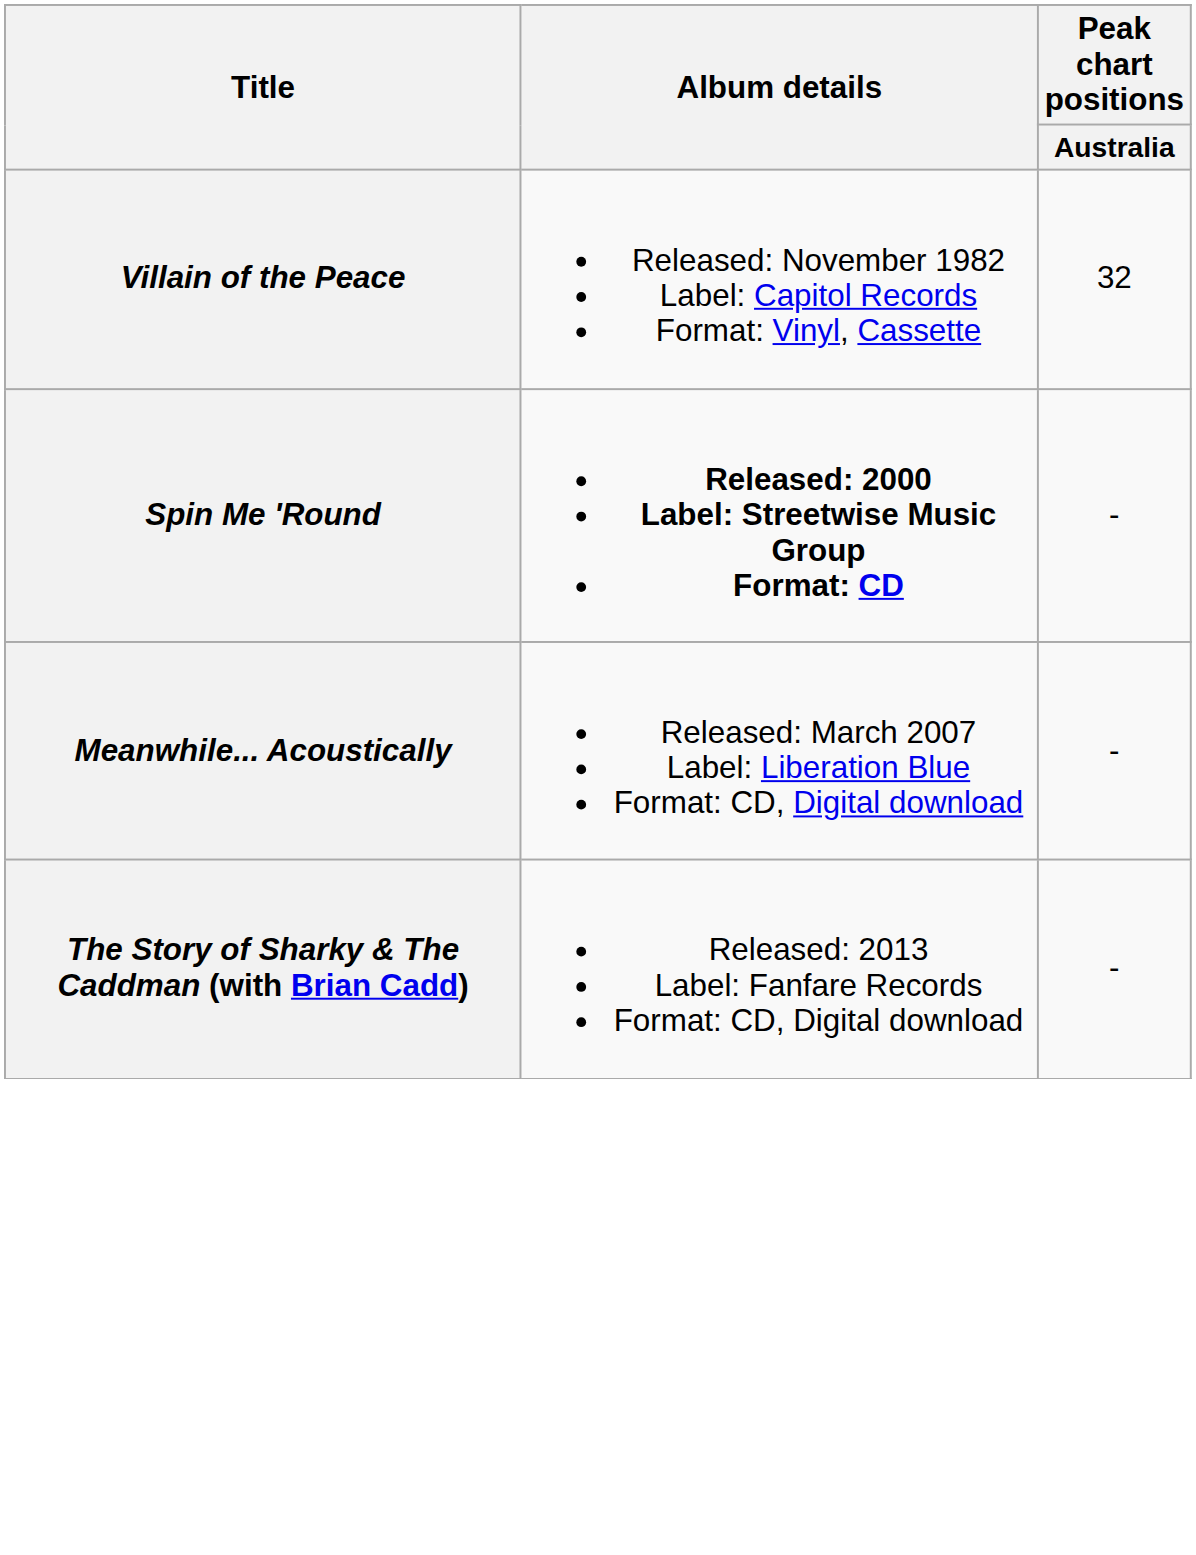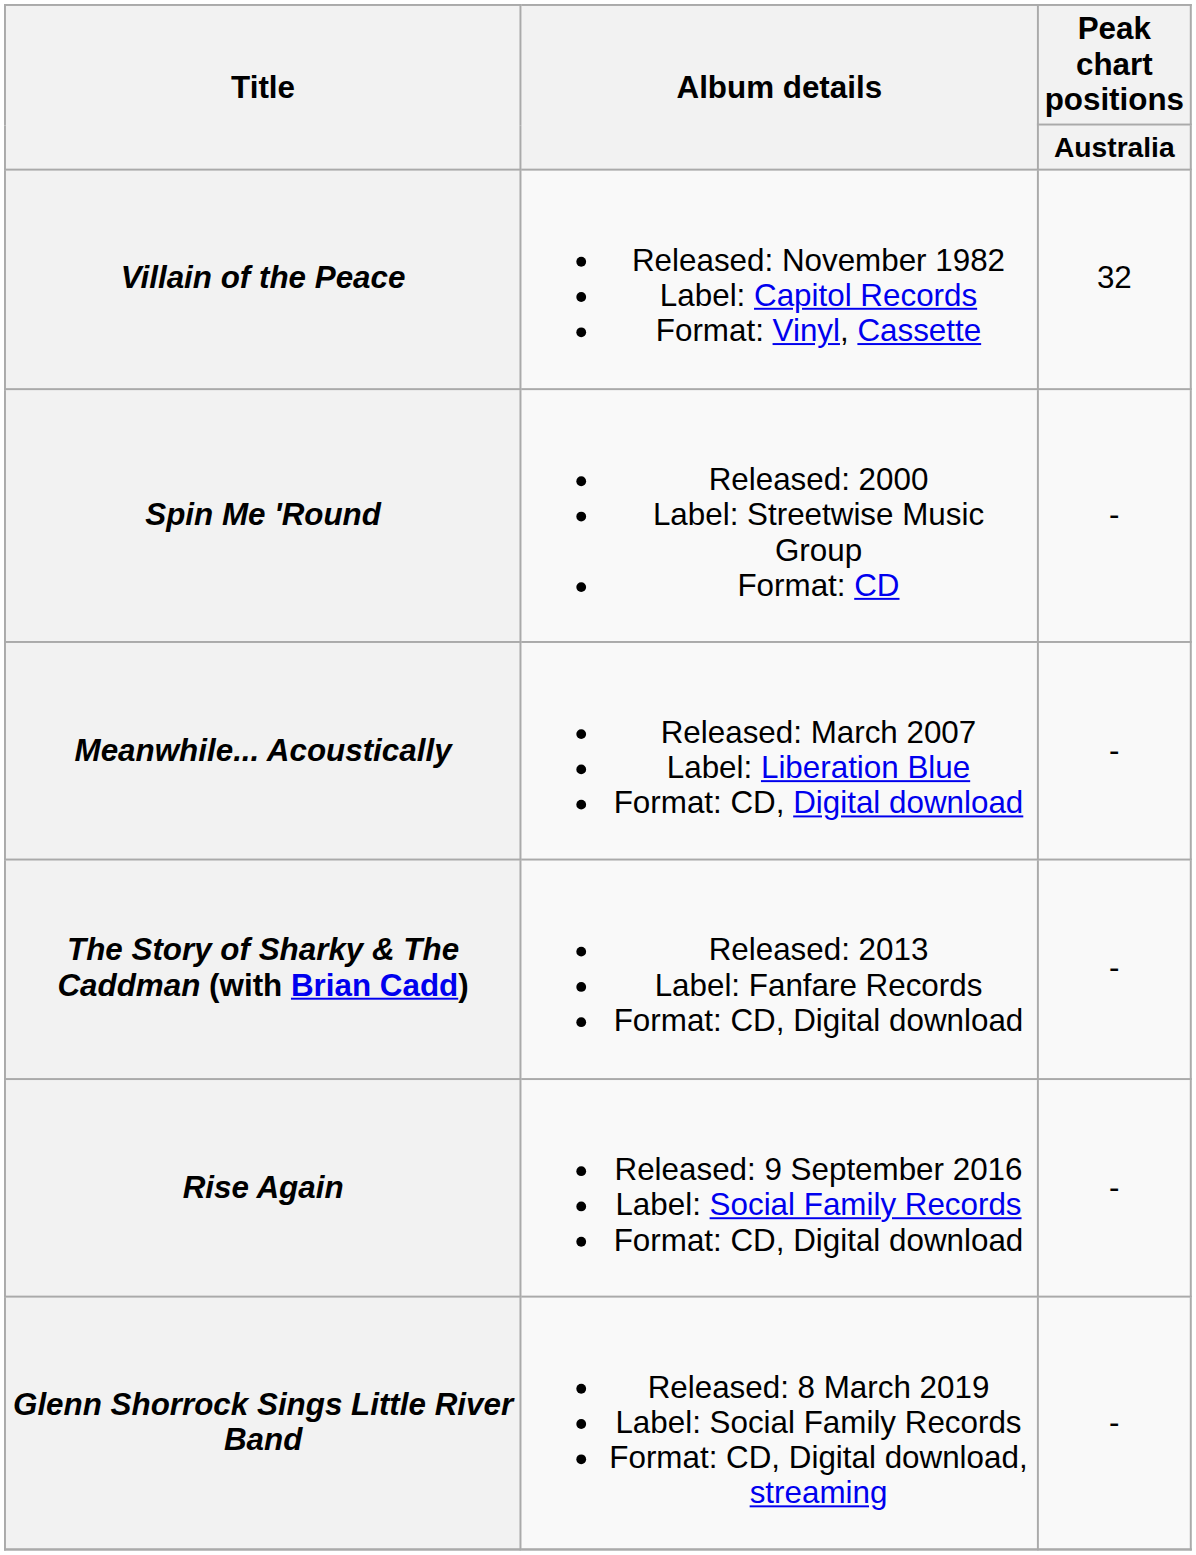(779, 533) bold -> (779, 533) normal
+ row: (263, 1186)
+ row: (263, 1422)
